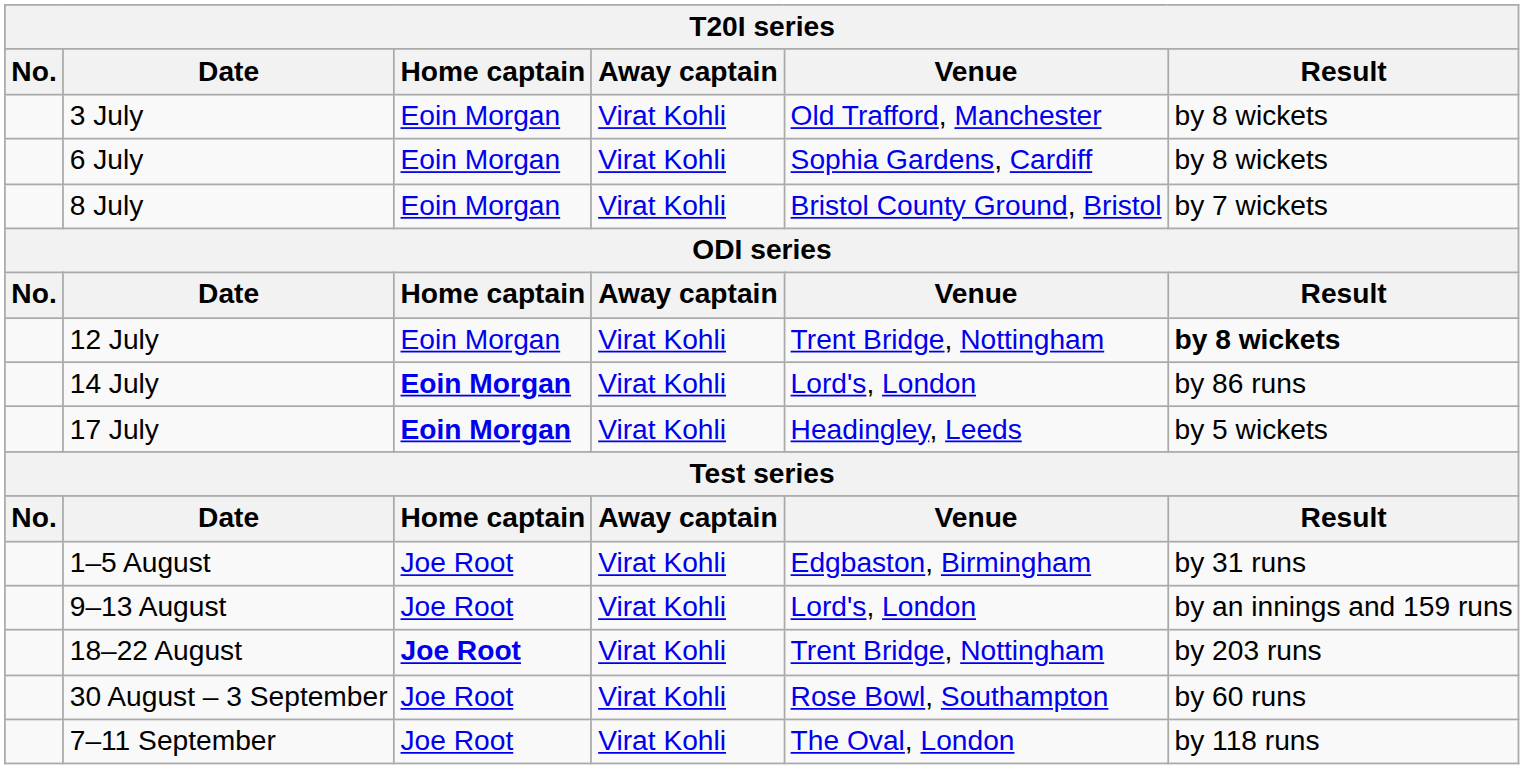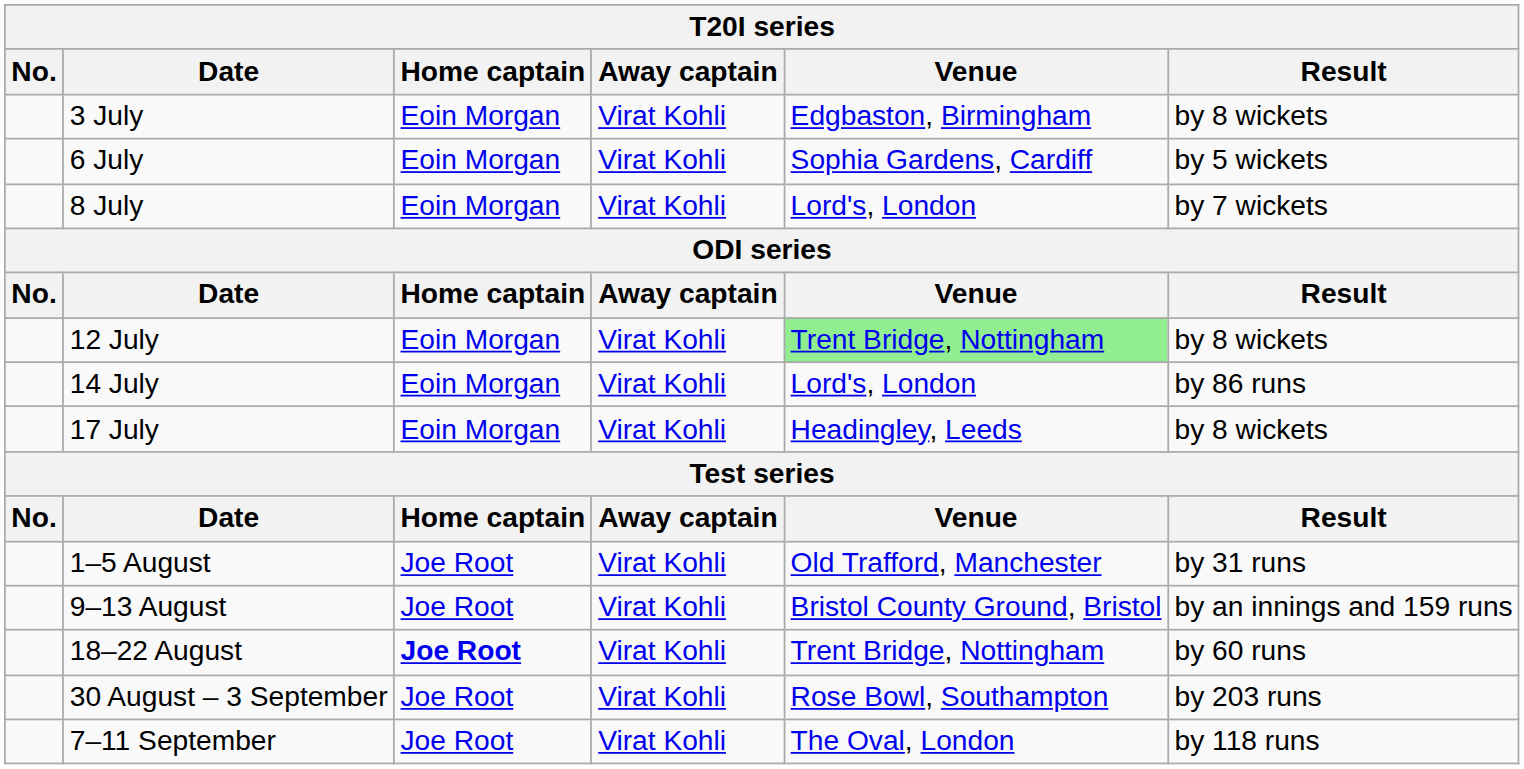(946, 116) Old Trafford, Manchester -> (941, 116) Edgbaston, Birmingham
(1251, 160) by 8 wickets -> (1251, 160) by 5 wickets
(976, 205) Bristol County Ground, Bristol -> (883, 205) Lord's, London
(947, 339) no background -> (947, 339) lightgreen background
(1257, 339) bold -> (1251, 339) normal
(486, 384) bold -> (480, 384) normal
(486, 428) bold -> (480, 428) normal
(1251, 428) by 5 wickets -> (1251, 428) by 8 wickets
(941, 562) Edgbaston, Birmingham -> (946, 562) Old Trafford, Manchester
(883, 607) Lord's, London -> (976, 607) Bristol County Ground, Bristol
(1248, 652) by 203 runs -> (1240, 652) by 60 runs
(1240, 696) by 60 runs -> (1248, 696) by 203 runs
